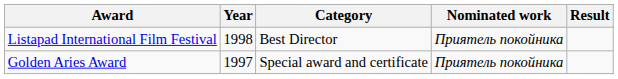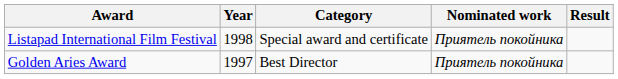(298, 39) Best Director -> (344, 39) Special award and certificate
(344, 62) Special award and certificate -> (298, 62) Best Director
